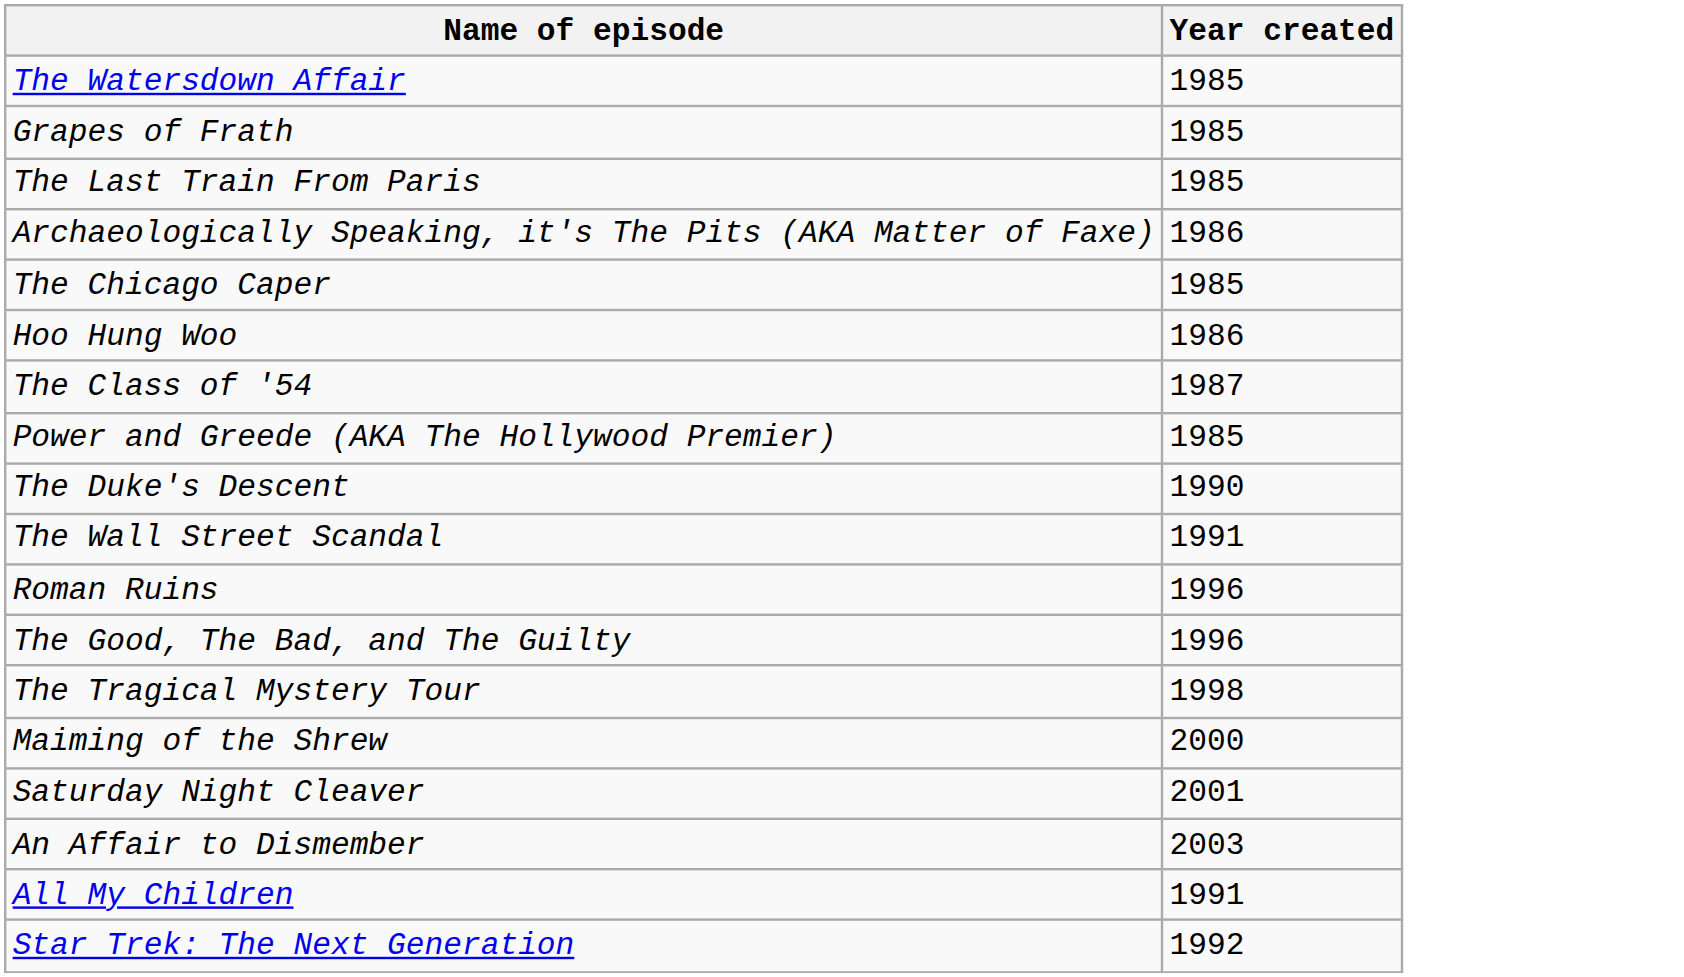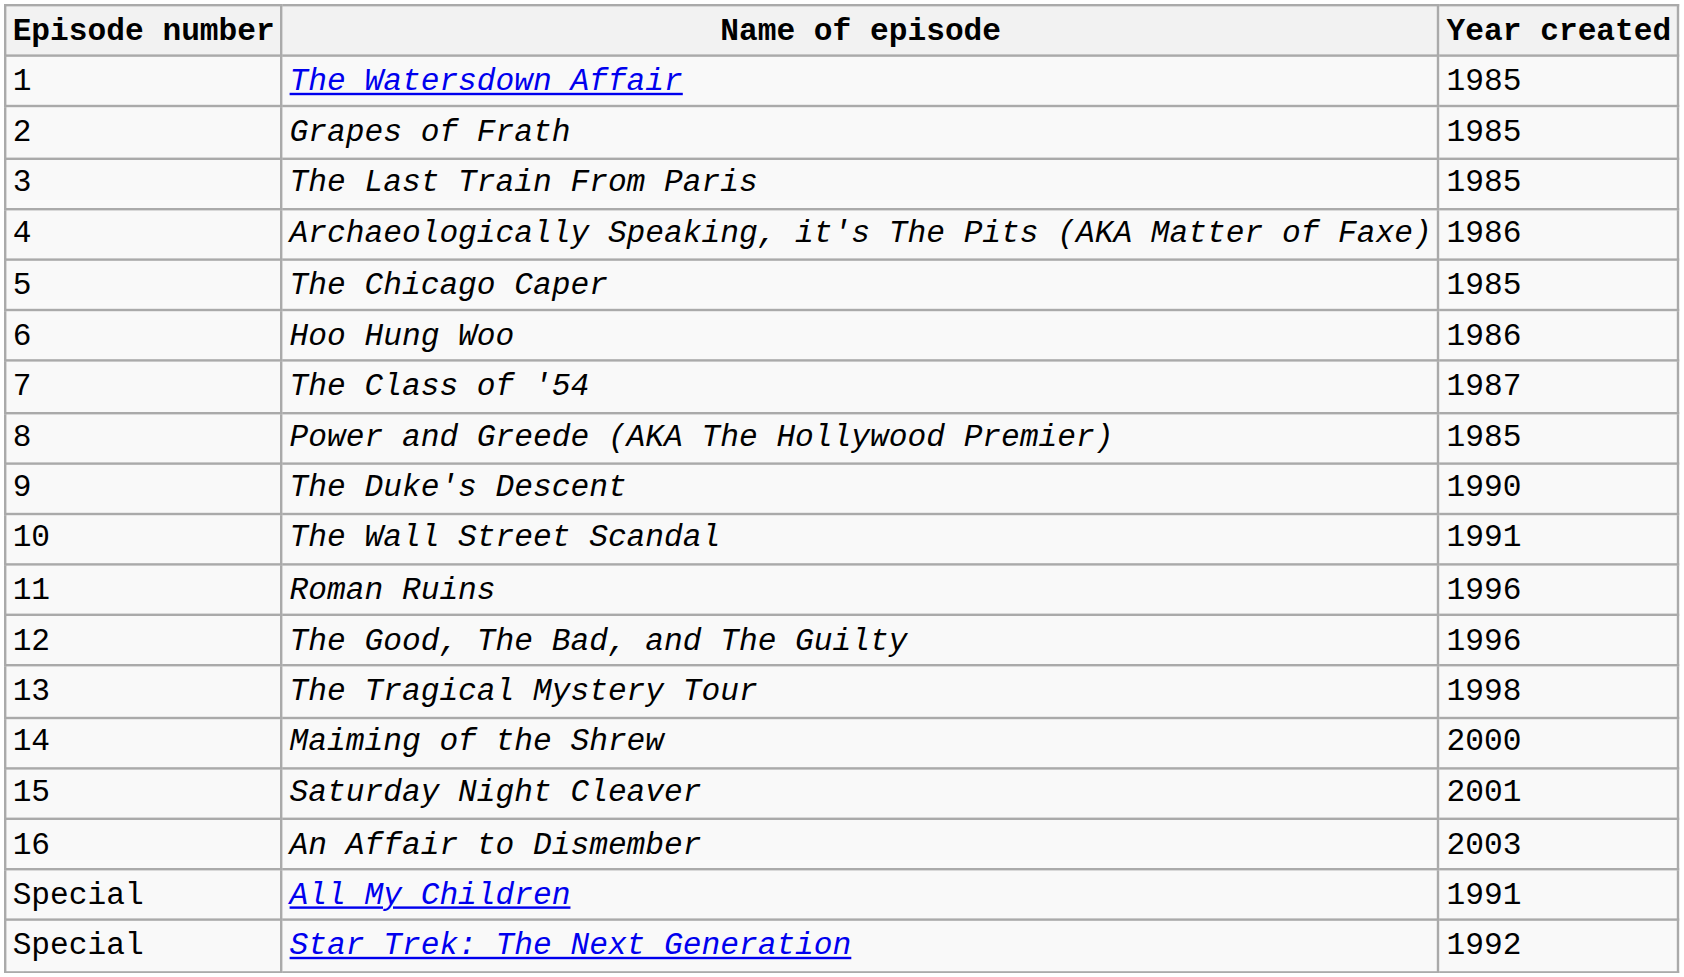+ column: (144, 31)
